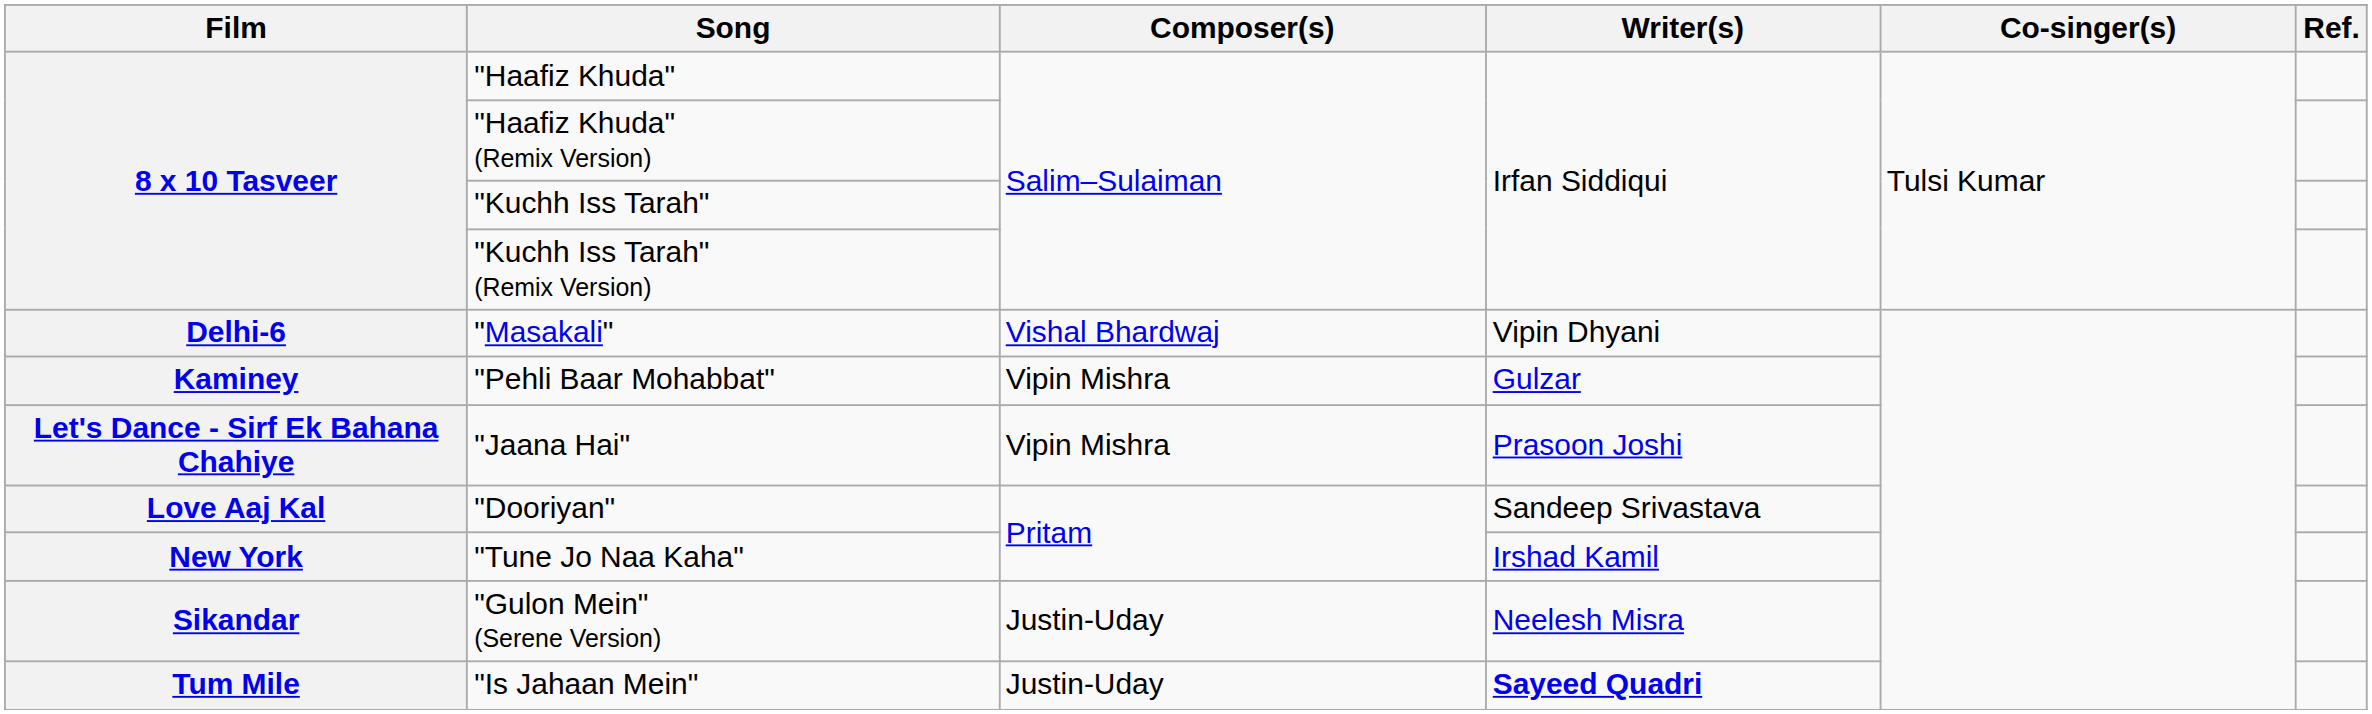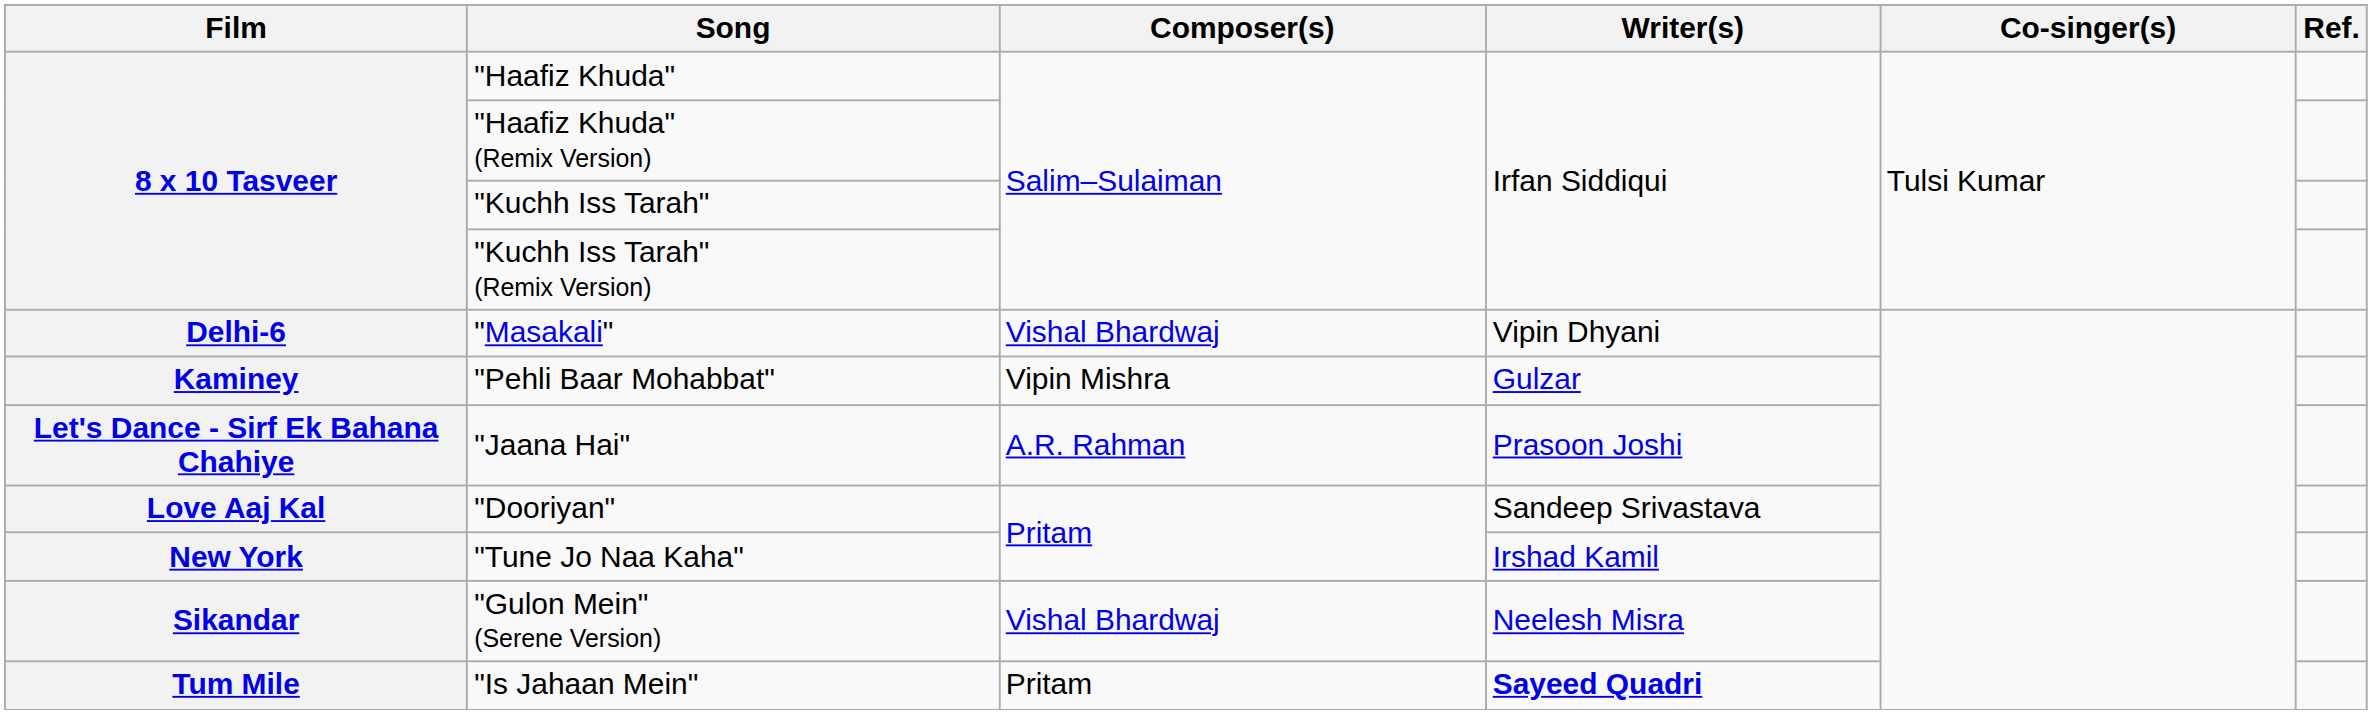(1088, 444) Vipin Mishra -> (1096, 444) A.R. Rahman
(1085, 620) Justin-Uday -> (1113, 620) Vishal Bhardwaj
(1085, 684) Justin-Uday -> (1049, 684) Pritam
